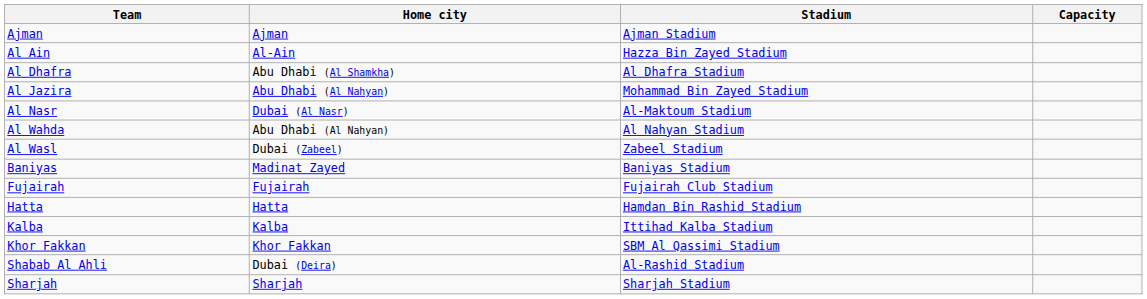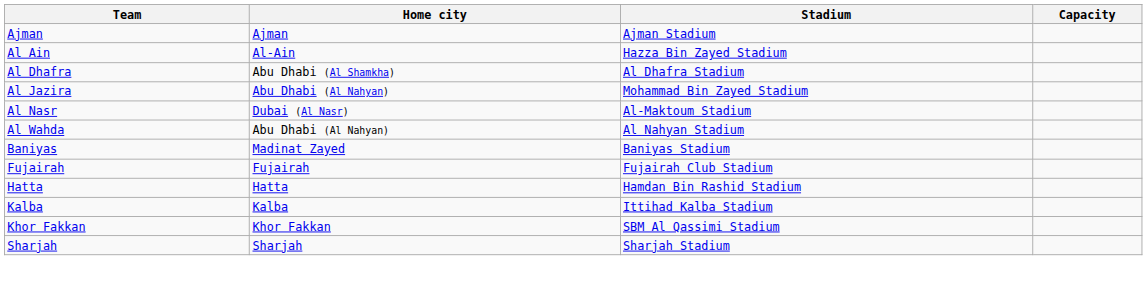- row: (32, 149)
- row: (57, 265)
